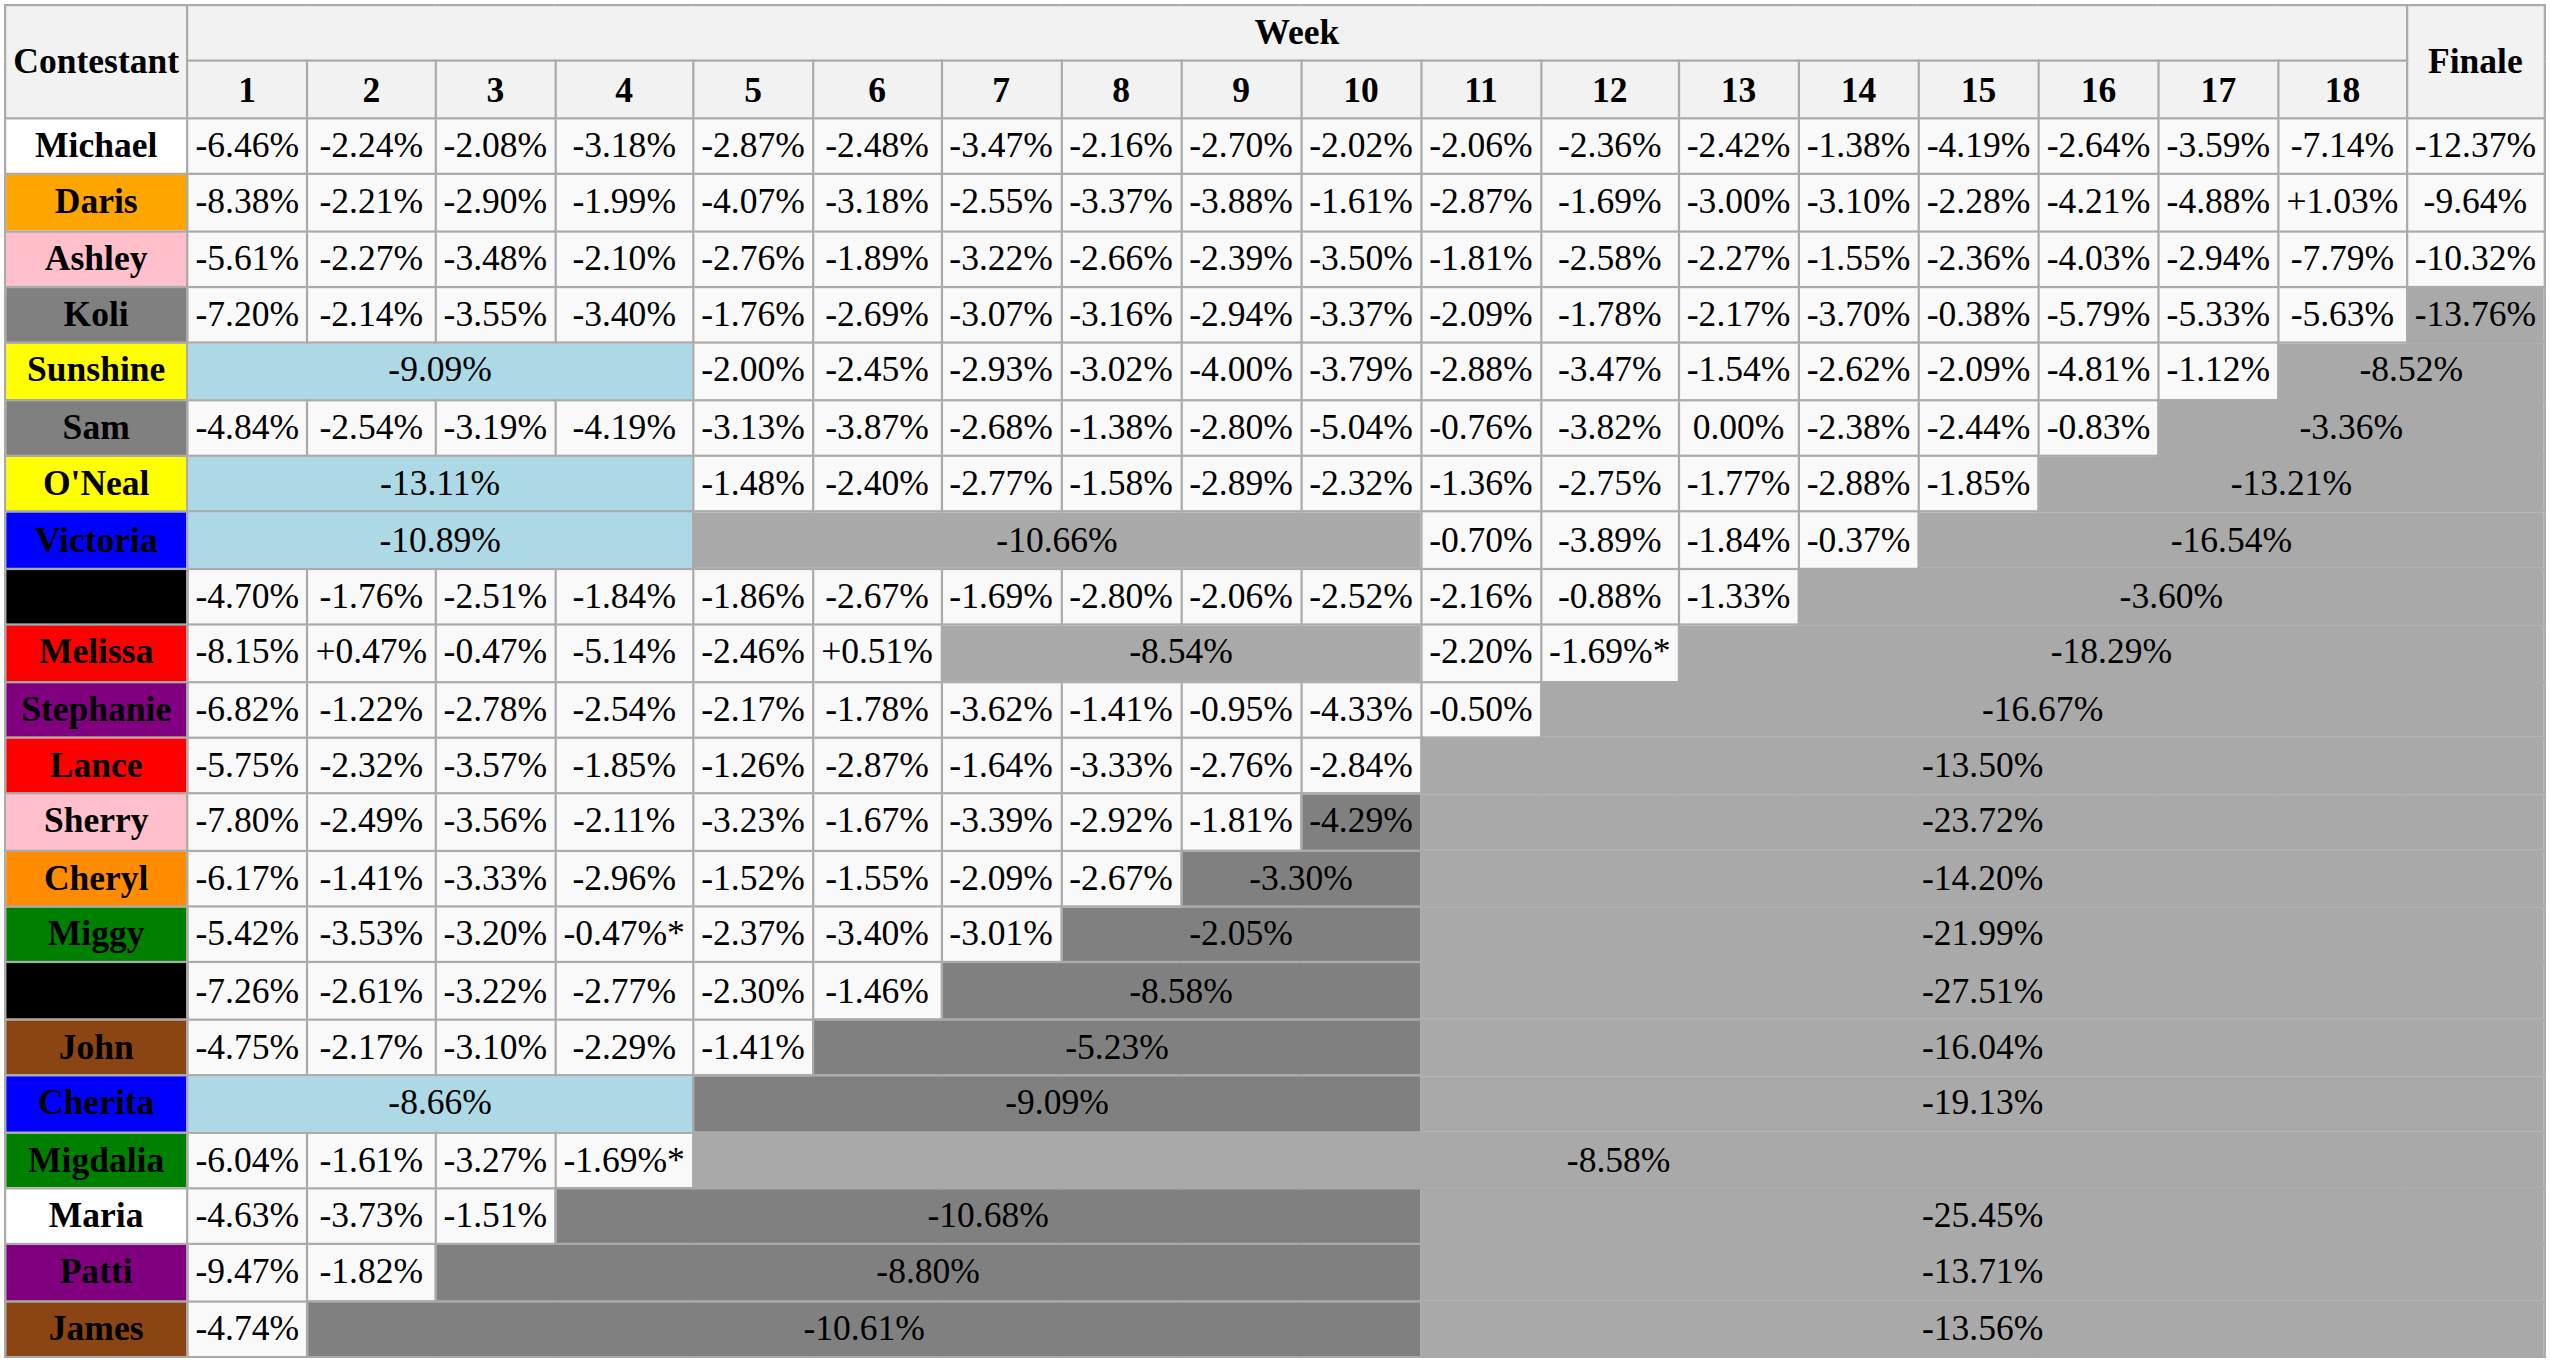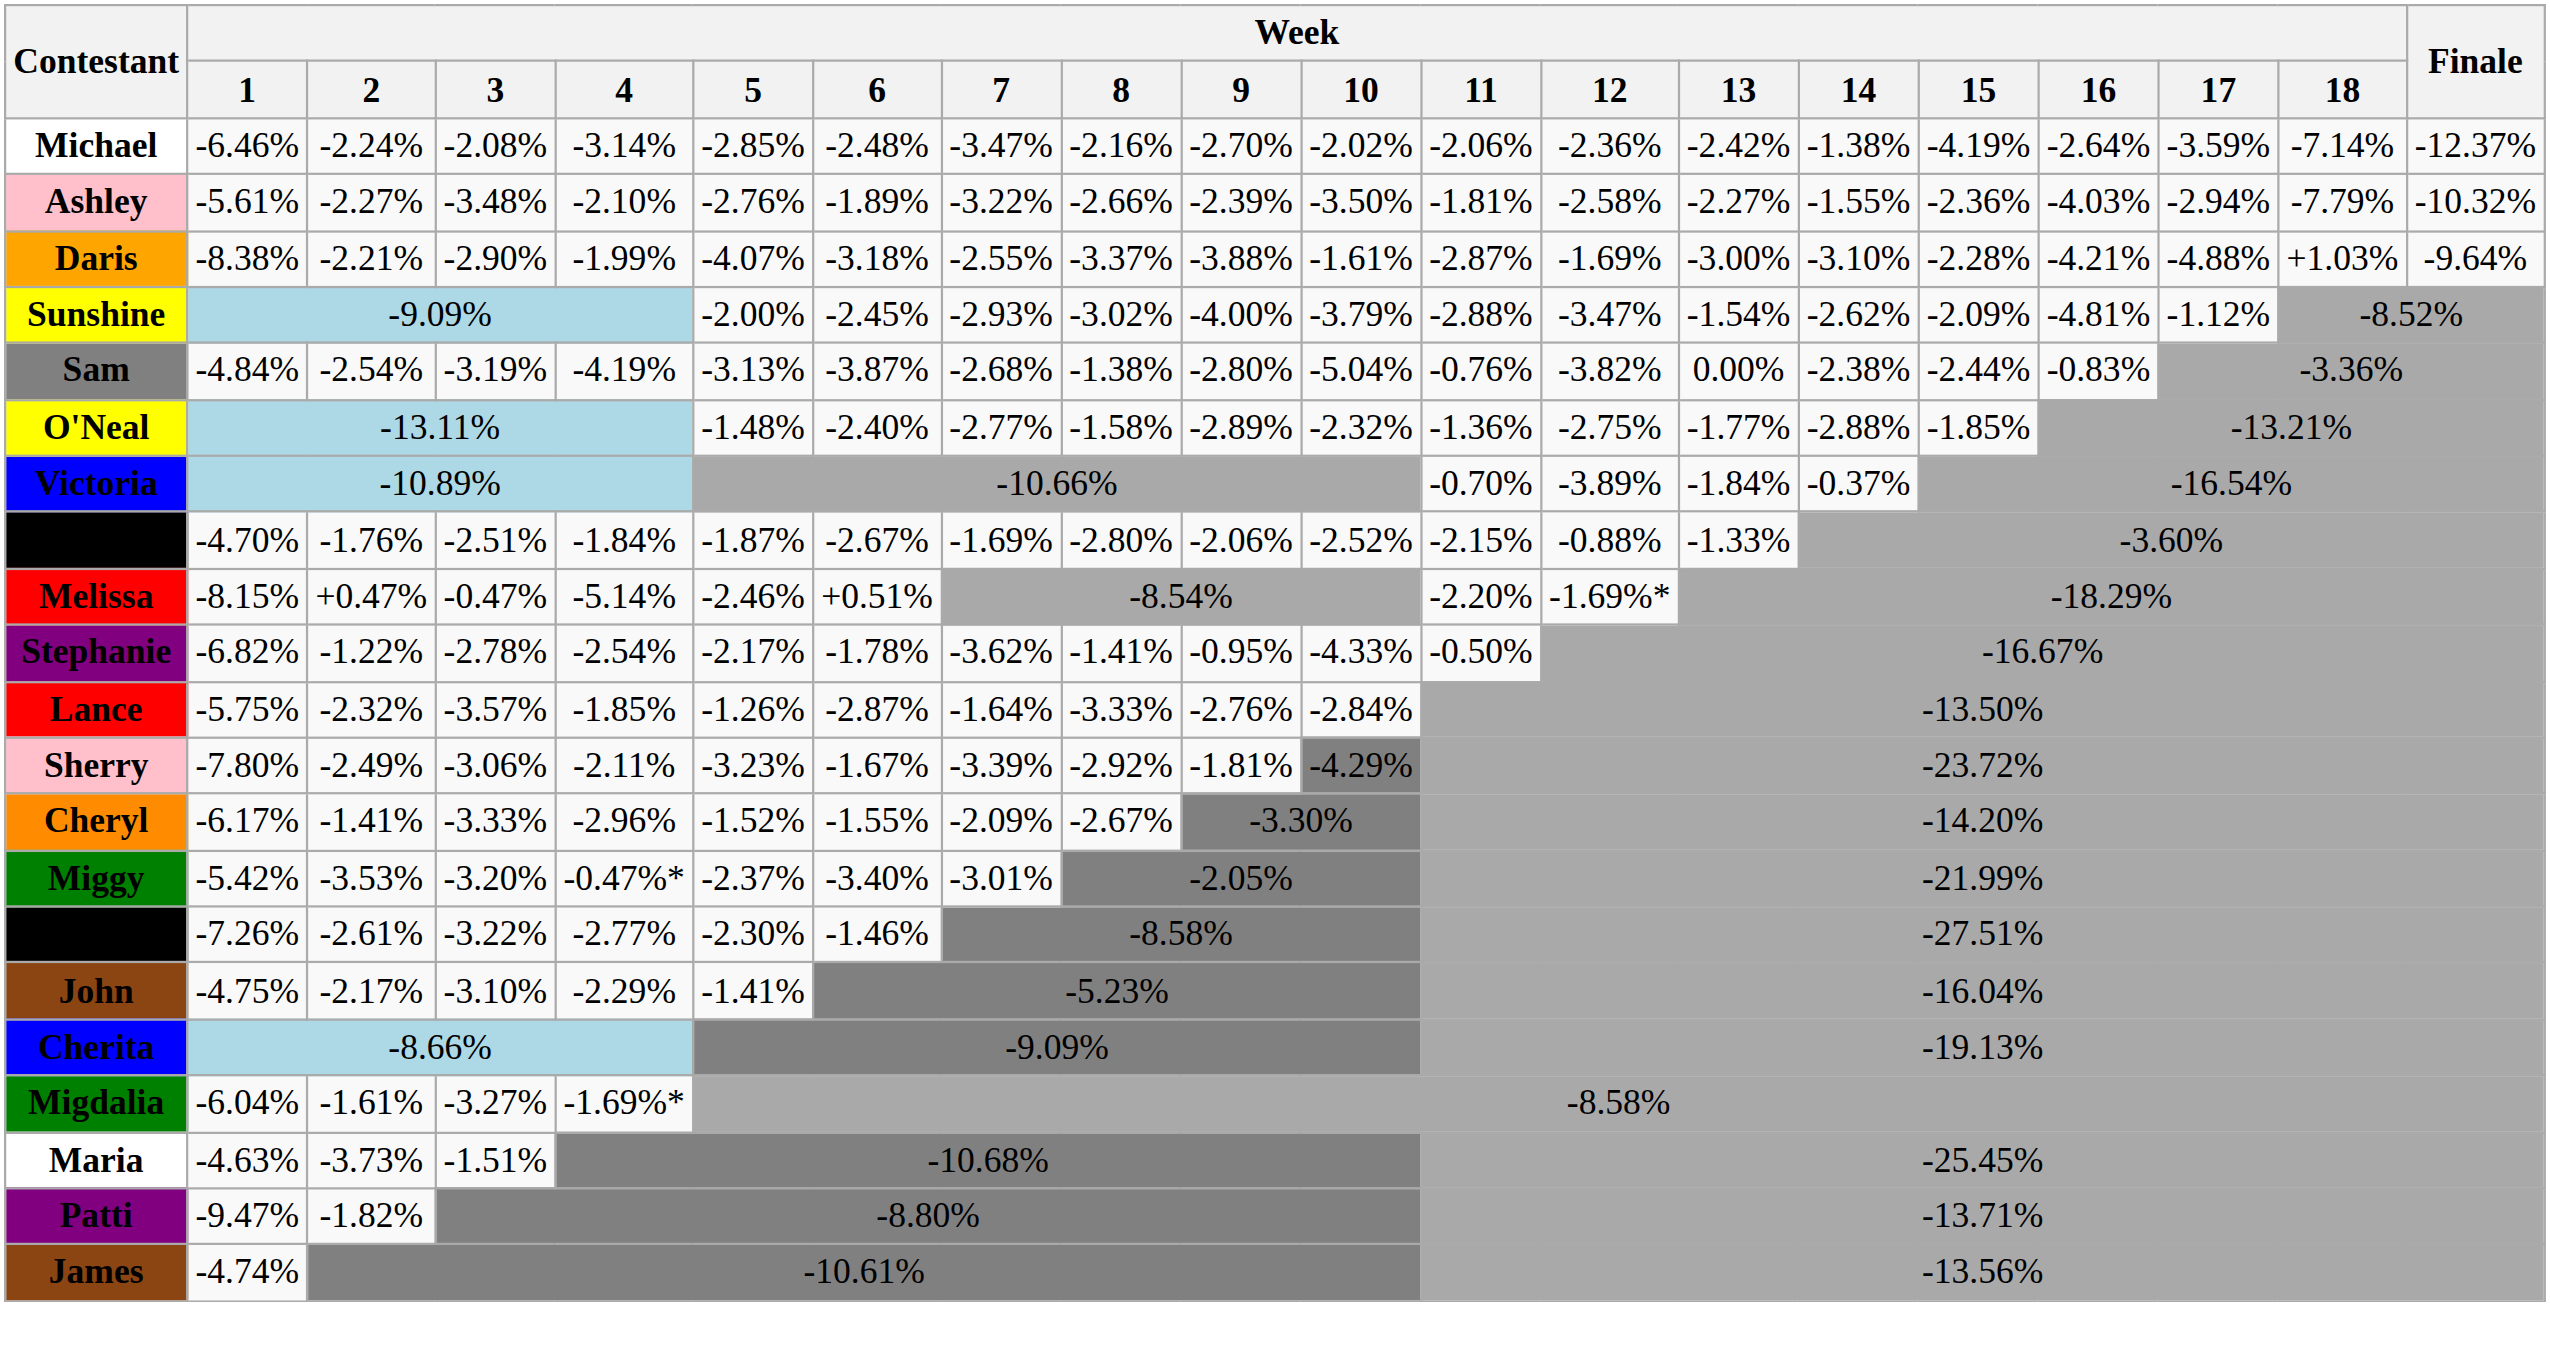(624, 145) -3.18% -> (624, 145) -3.14%
(753, 145) -2.87% -> (753, 145) -2.85%
rows swapped: (96, 257) <-> (96, 201)
- row: (96, 314)
(753, 595) -1.86% -> (753, 539) -1.87%
(1481, 595) -2.16% -> (1481, 539) -2.15%
(495, 821) -3.56% -> (495, 764) -3.06%
